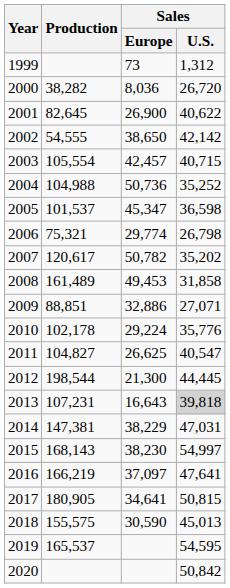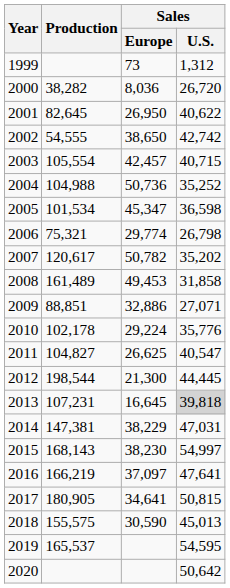(146, 112) 26,900 -> (146, 112) 26,950
(201, 137) 42,142 -> (201, 137) 42,742
(70, 209) 101,537 -> (70, 209) 101,534
(146, 402) 16,643 -> (146, 402) 16,645
(201, 570) 50,842 -> (201, 570) 50,642
